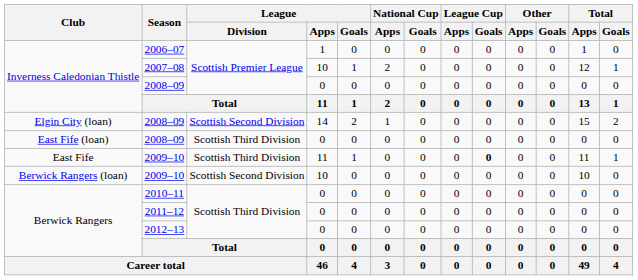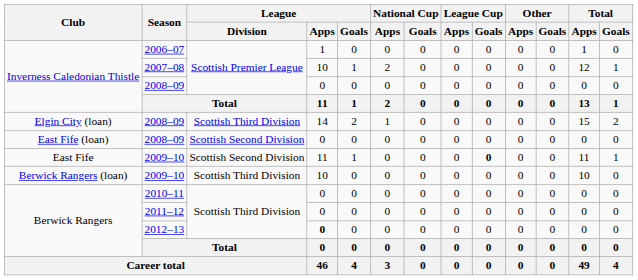(247, 121) Scottish Second Division -> (247, 121) Scottish Third Division
(247, 139) Scottish Third Division -> (247, 139) Scottish Second Division
(247, 157) Scottish Third Division -> (247, 157) Scottish Second Division
(247, 175) Scottish Second Division -> (247, 175) Scottish Third Division
(322, 229) normal -> (322, 229) bold
